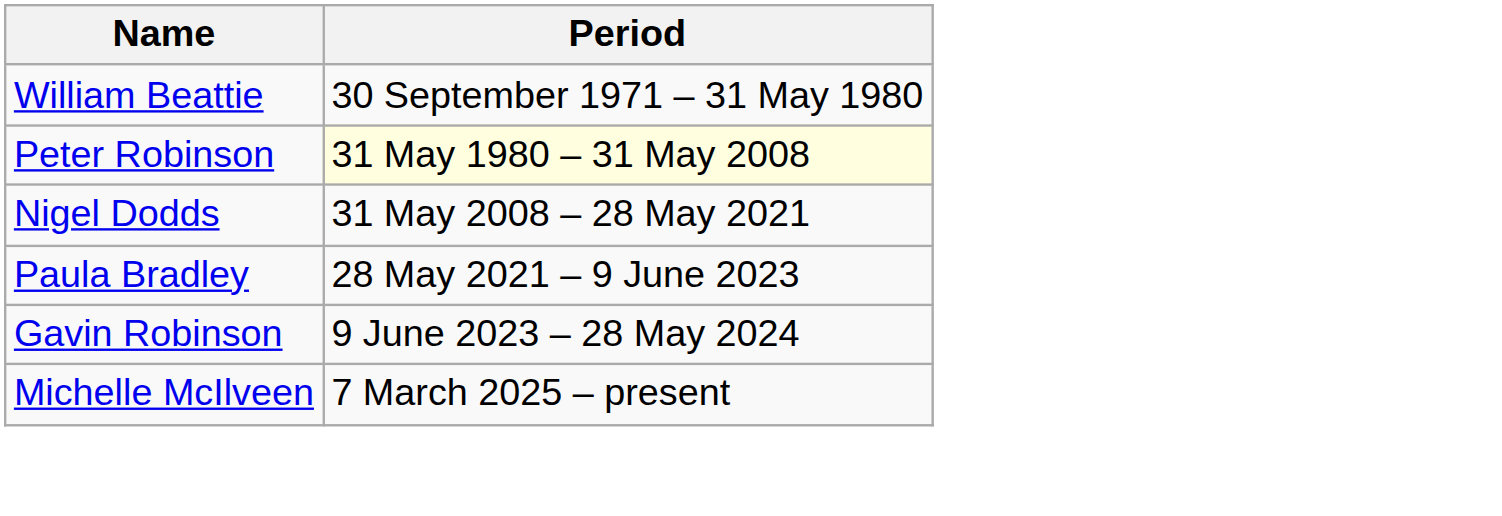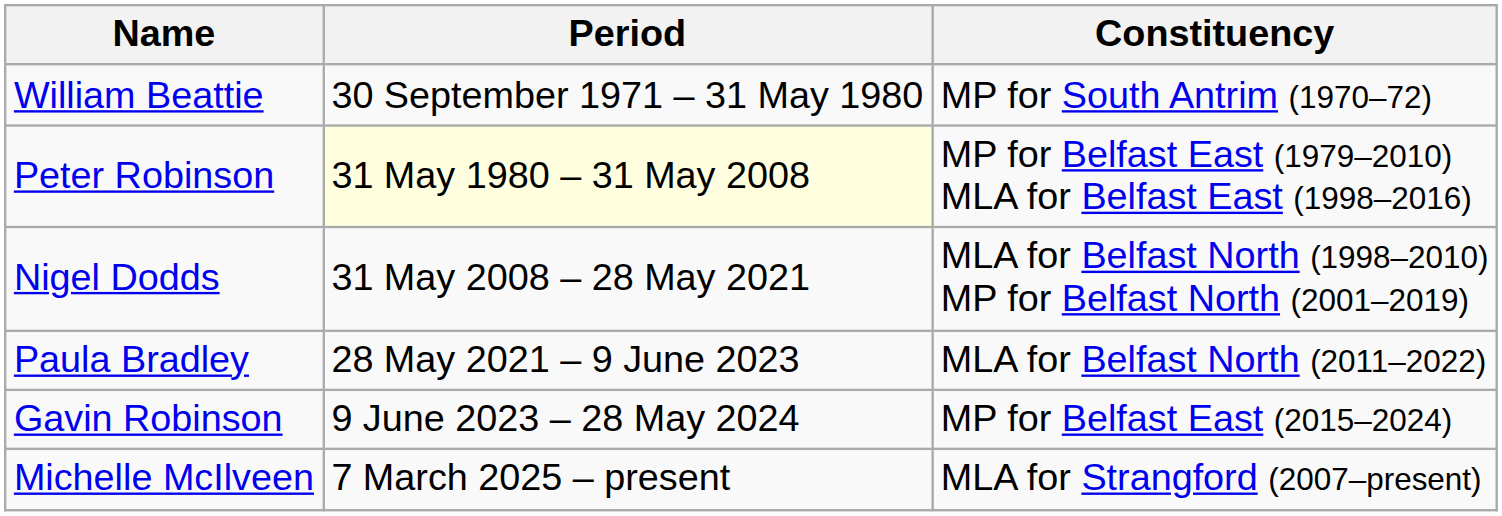+ column: (1215, 34)
